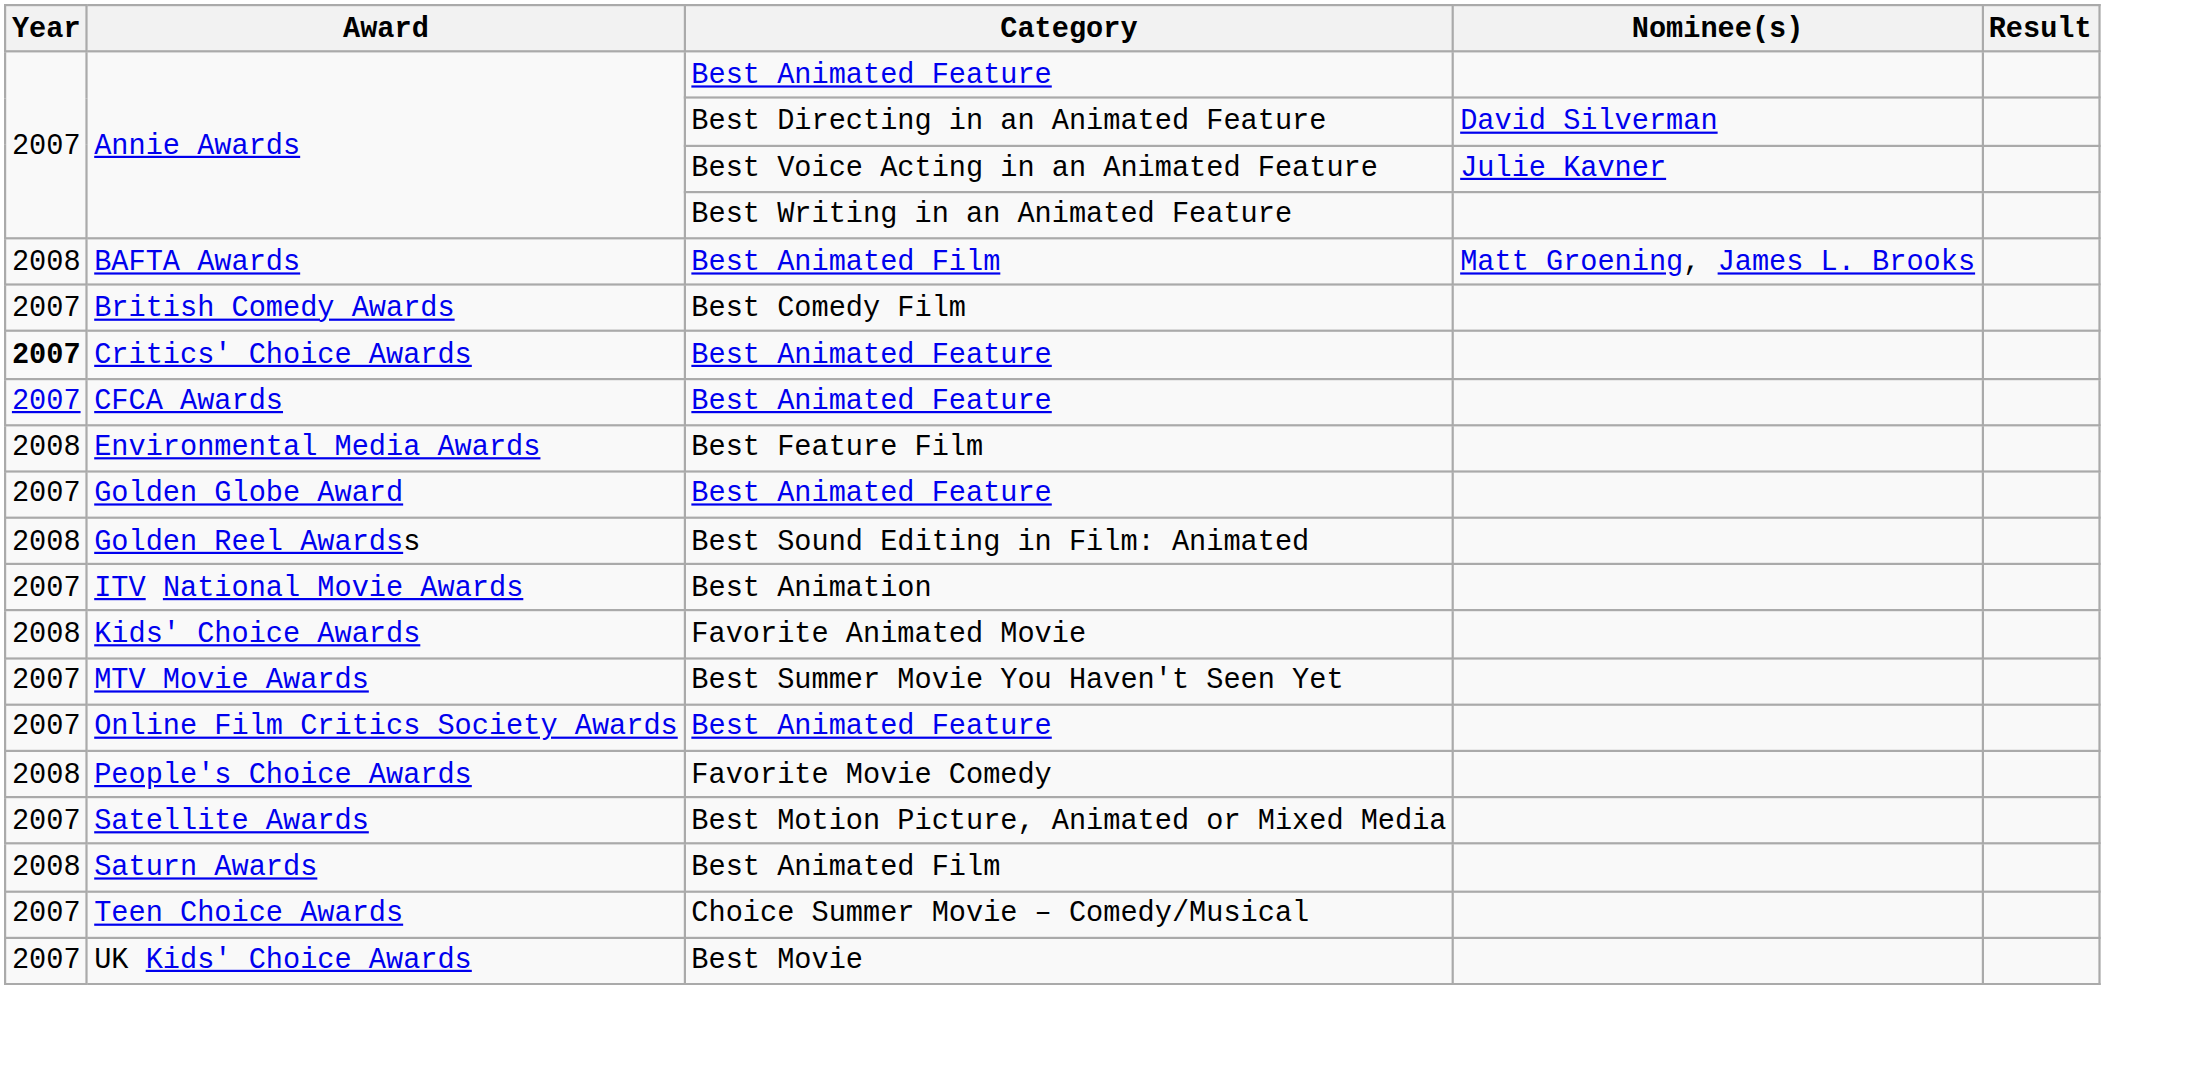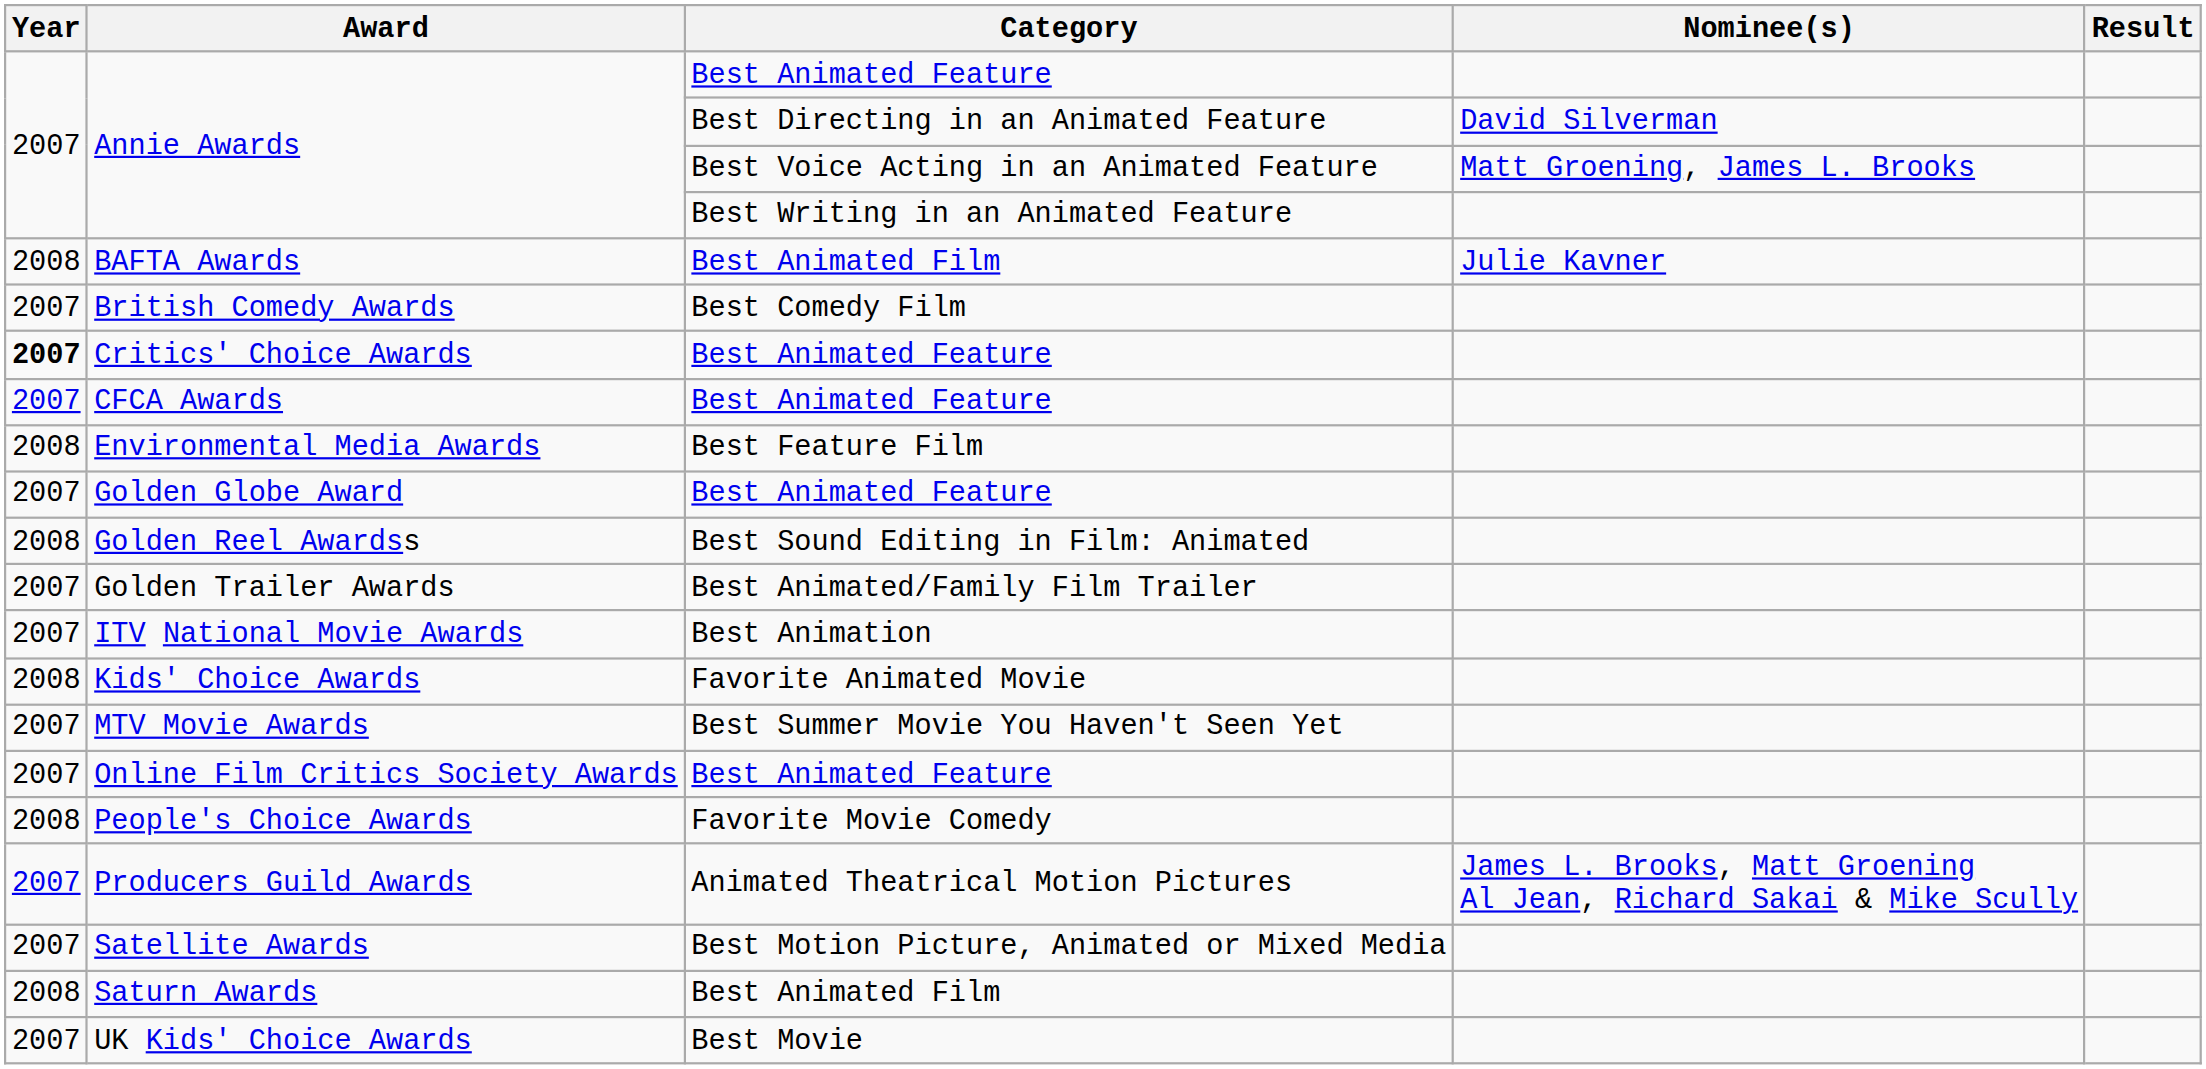(1563, 168) Julie Kavner -> (1718, 168) Matt Groening, James L. Brooks
(1718, 261) Matt Groening, James L. Brooks -> (1563, 261) Julie Kavner
+ row: (274, 588)
+ row: (283, 884)
- row: (249, 914)
